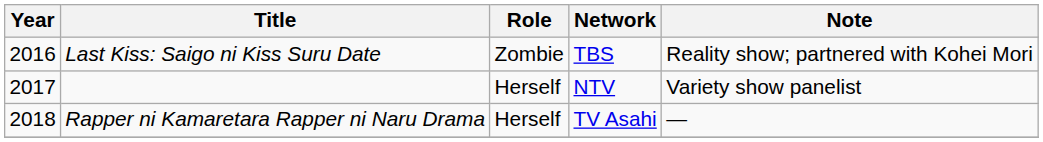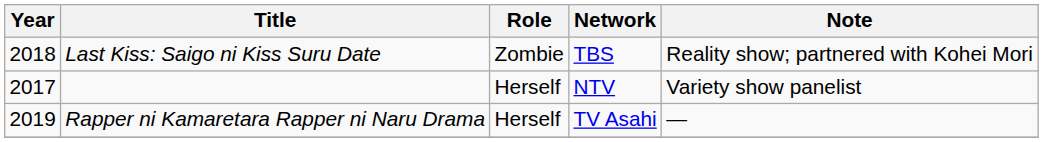(33, 53) 2016 -> (33, 53) 2018
(33, 119) 2018 -> (33, 119) 2019
